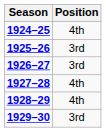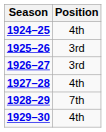(77, 100) 4th -> (77, 100) 7th
(77, 118) 3rd -> (77, 118) 4th
